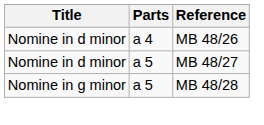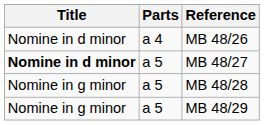(67, 62) normal -> (72, 62) bold
+ row: (217, 108)
